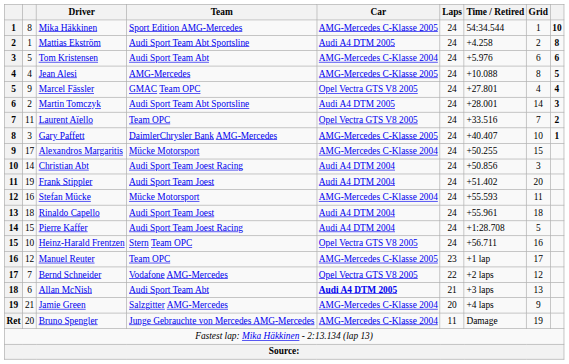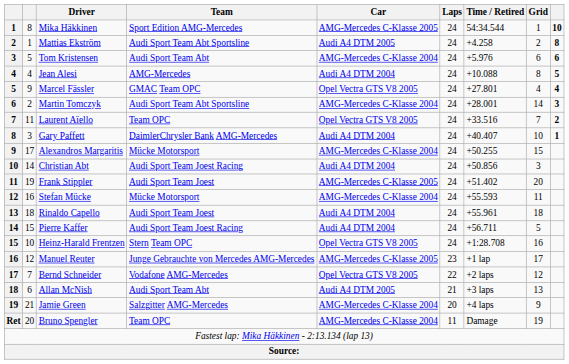(378, 74) AMG-Mercedes C-Klasse 2005 -> (357, 74) Audi A4 DTM 2004
(357, 105) Audi A4 DTM 2005 -> (378, 105) AMG-Mercedes C-Klasse 2004
(378, 136) AMG-Mercedes C-Klasse 2005 -> (357, 136) Audi A4 DTM 2004
(357, 182) Audi A4 DTM 2004 -> (378, 182) AMG-Mercedes C-Klasse 2005
(486, 228) +1:28.708 -> (482, 228) +56.711
(482, 244) +56.711 -> (486, 244) +1:28.708
(150, 259) Team OPC -> (222, 259) Junge Gebrauchte von Mercedes AMG-Mercedes
(358, 290) bold -> (357, 290) normal
(222, 321) Junge Gebrauchte von Mercedes AMG-Mercedes -> (150, 321) Team OPC
